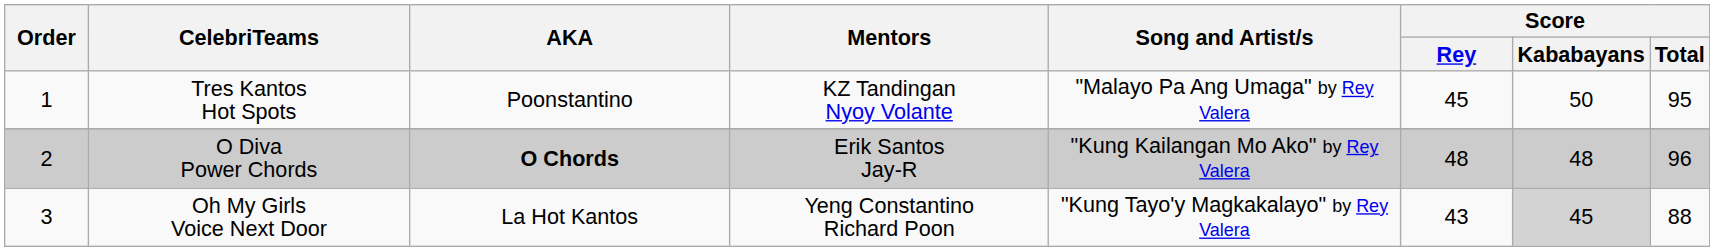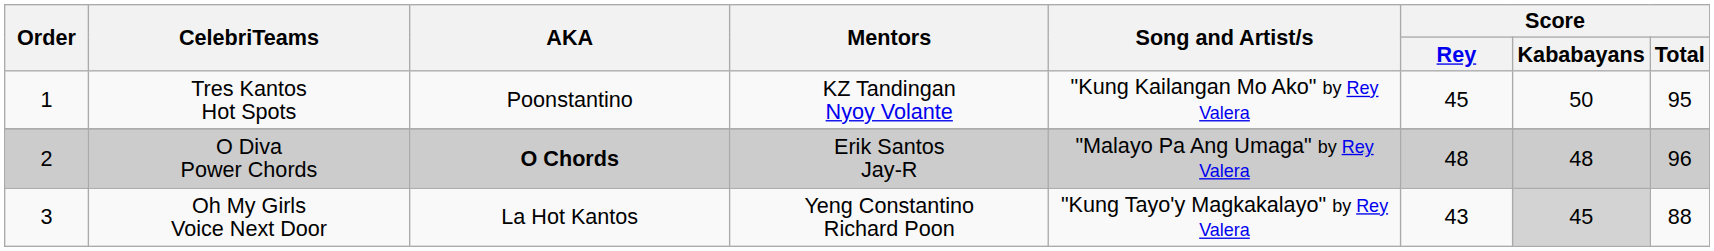(1225, 99) "Malayo Pa Ang Umaga" by Rey Valera -> (1225, 99) "Kung Kailangan Mo Ako" by Rey Valera
(1225, 158) "Kung Kailangan Mo Ako" by Rey Valera -> (1225, 158) "Malayo Pa Ang Umaga" by Rey Valera
